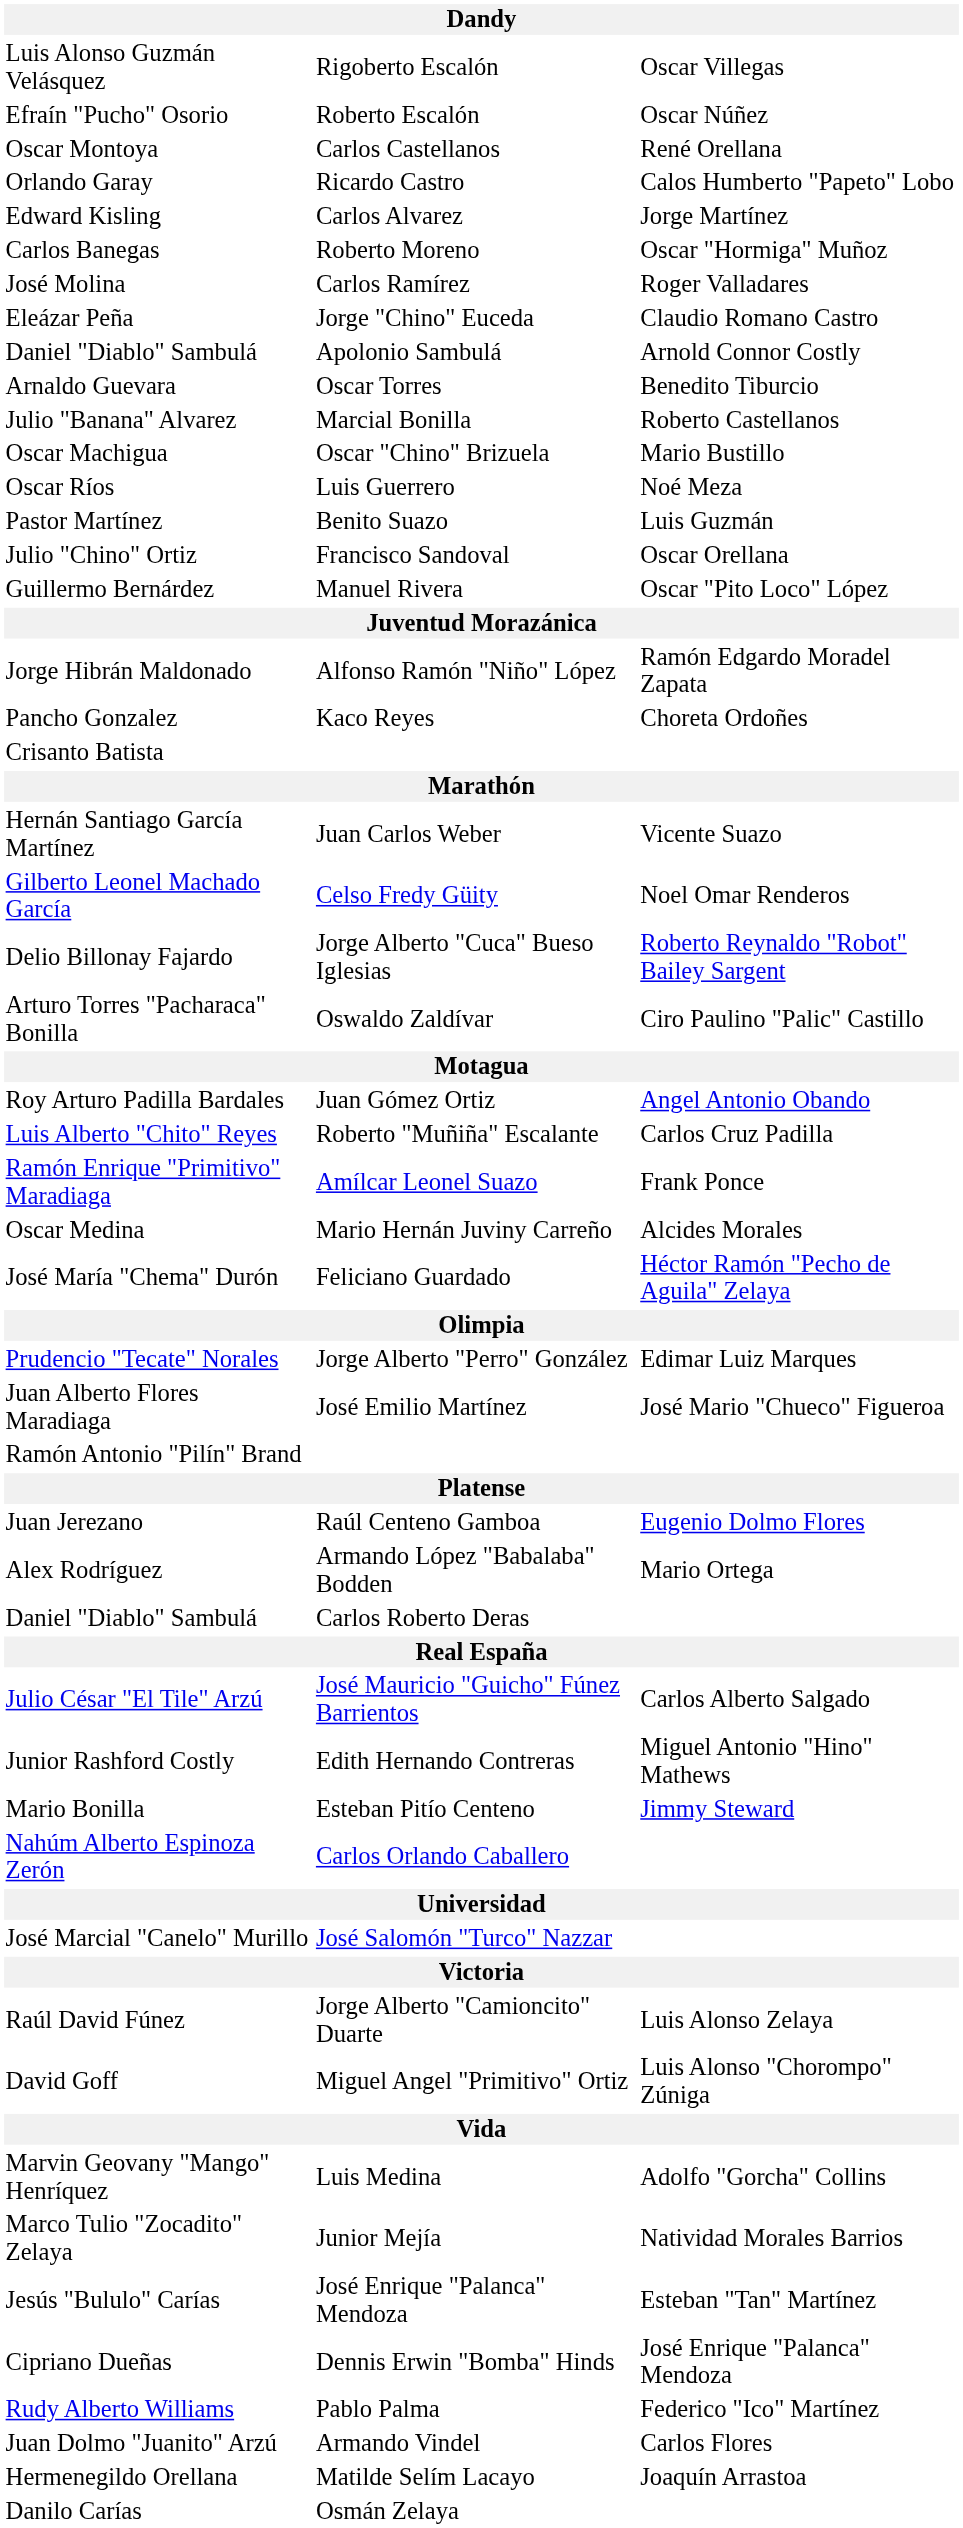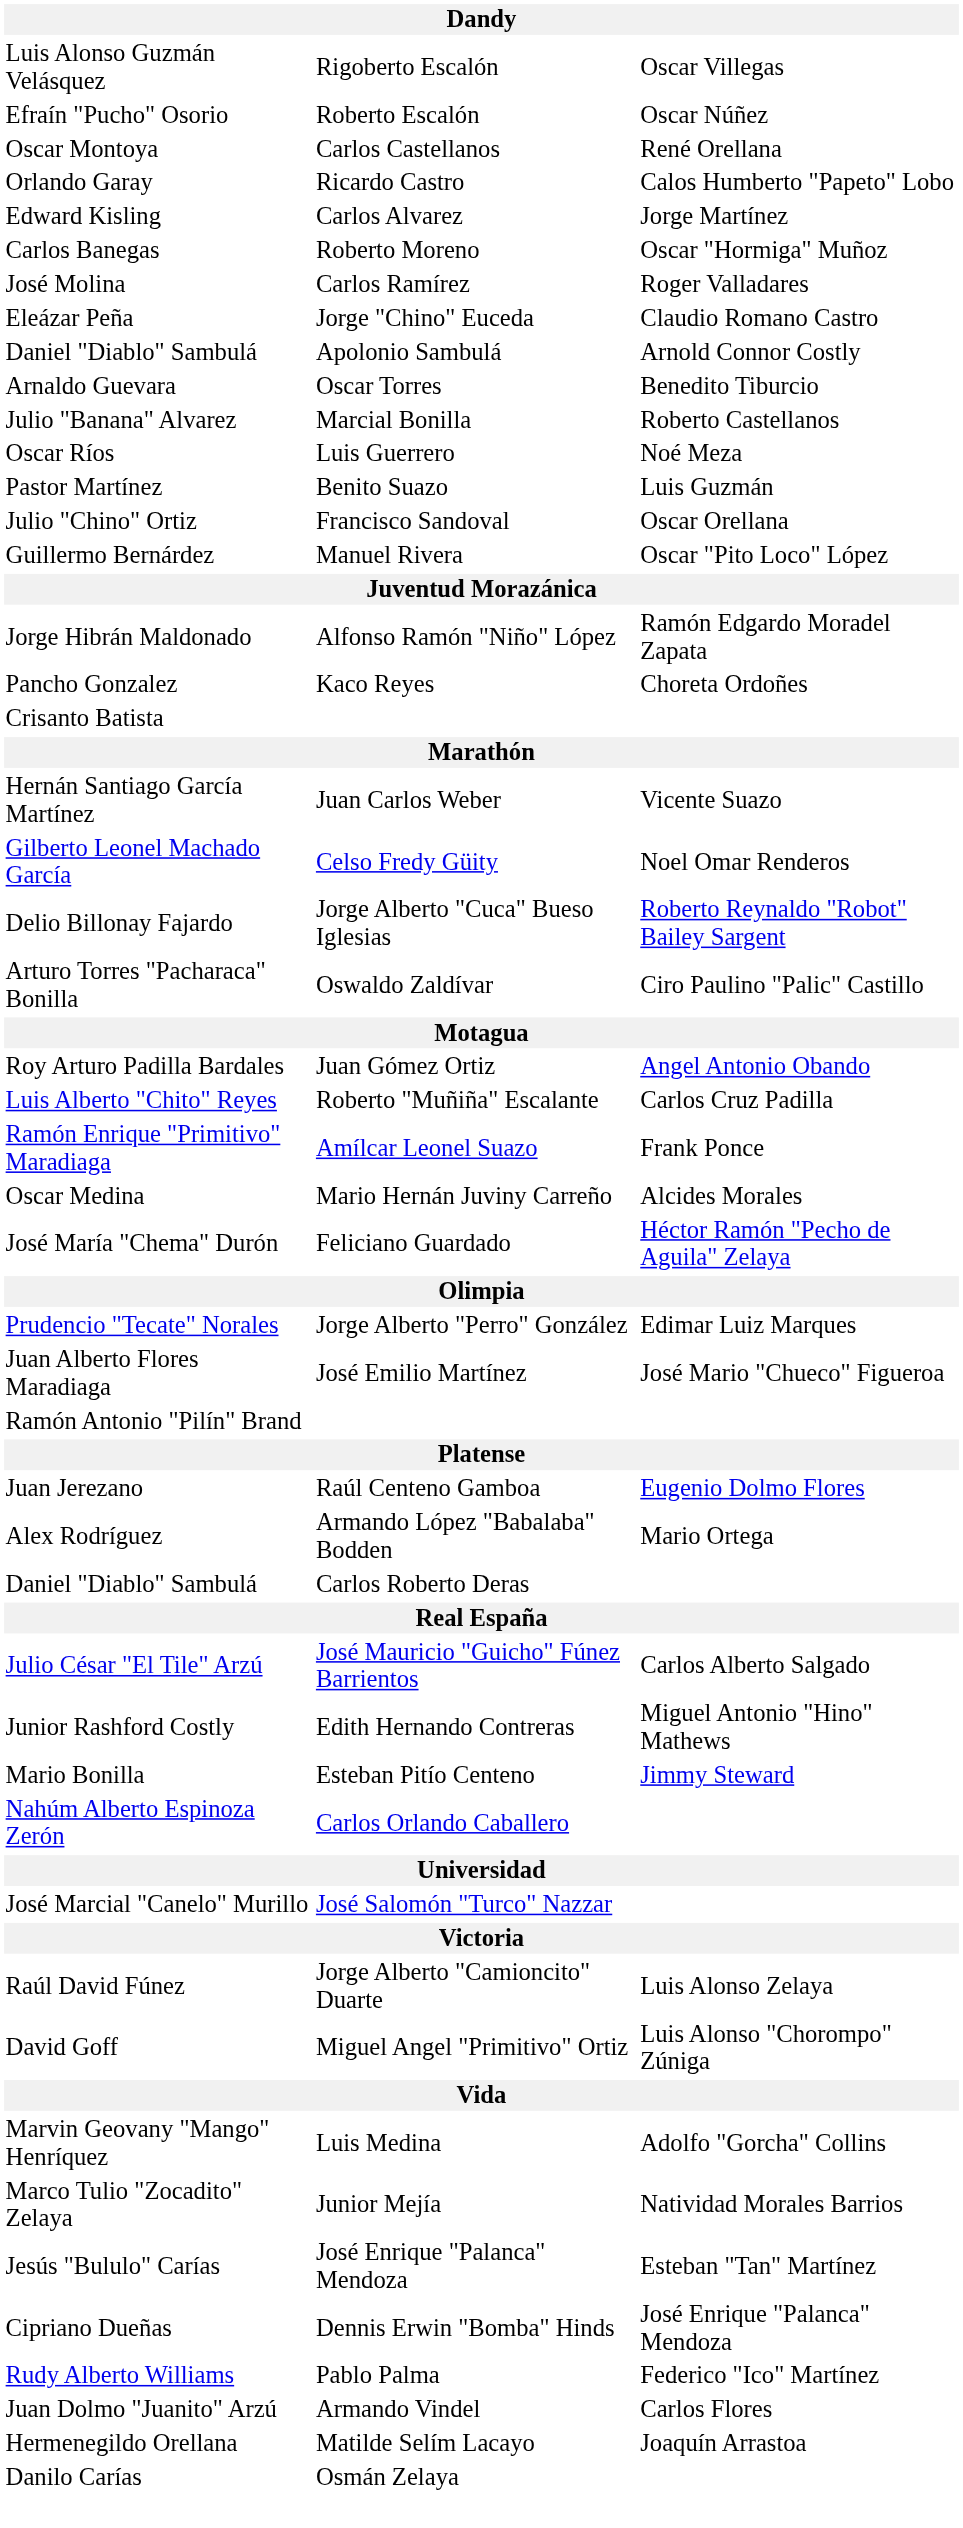- row: (87, 453)
